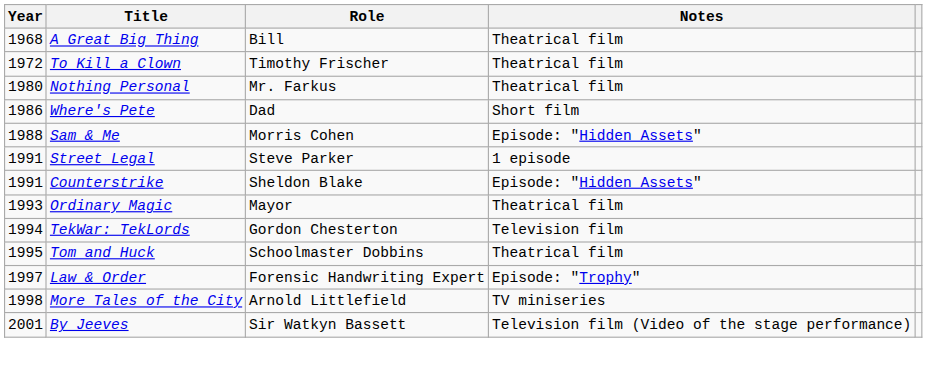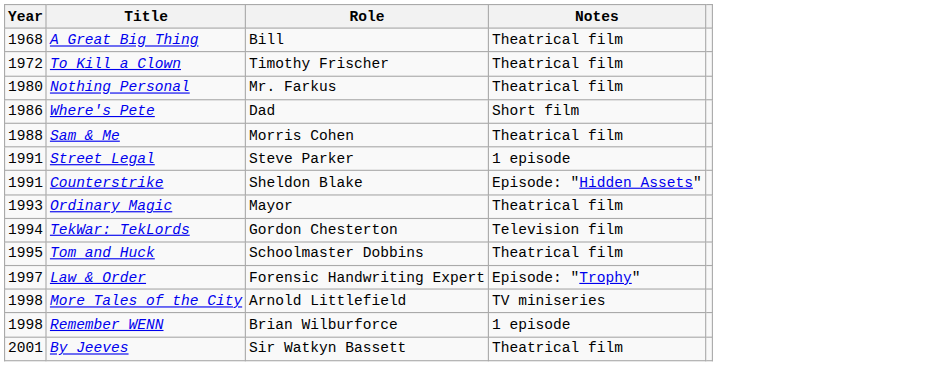(597, 135) Episode: "Hidden Assets" -> (557, 135) Theatrical film
+ row: (107, 325)
(702, 325) Television film (Video of the stage performance) -> (557, 349) Theatrical film
